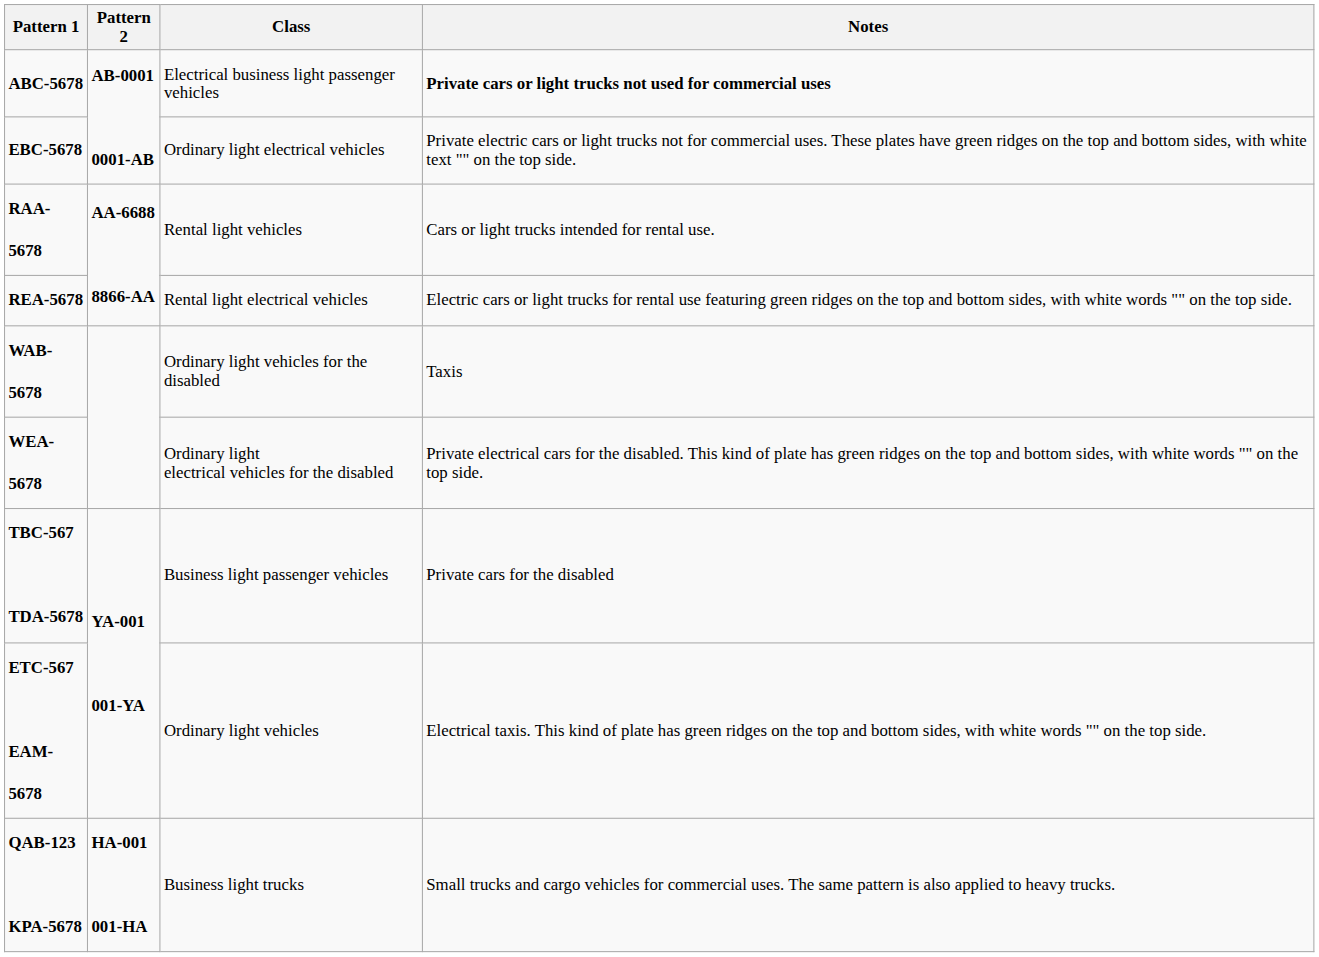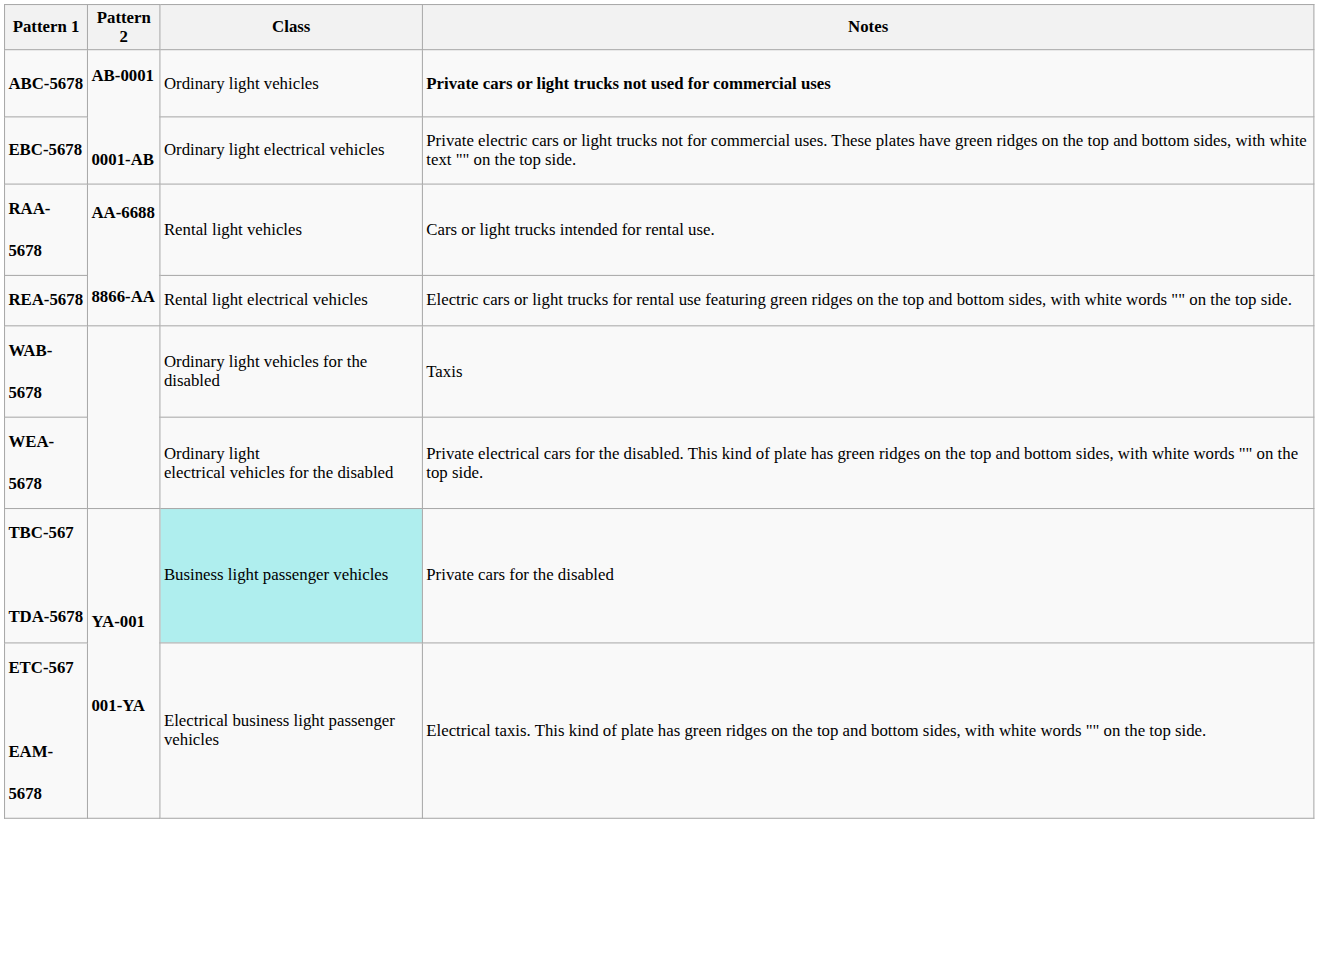(279, 83) Electrical business light passenger vehicles -> (241, 83) Ordinary light vehicles
(276, 575) no background -> (276, 575) paleturquoise background
(241, 730) Ordinary light vehicles -> (279, 730) Electrical business light passenger vehicles
- row: (45, 885)
